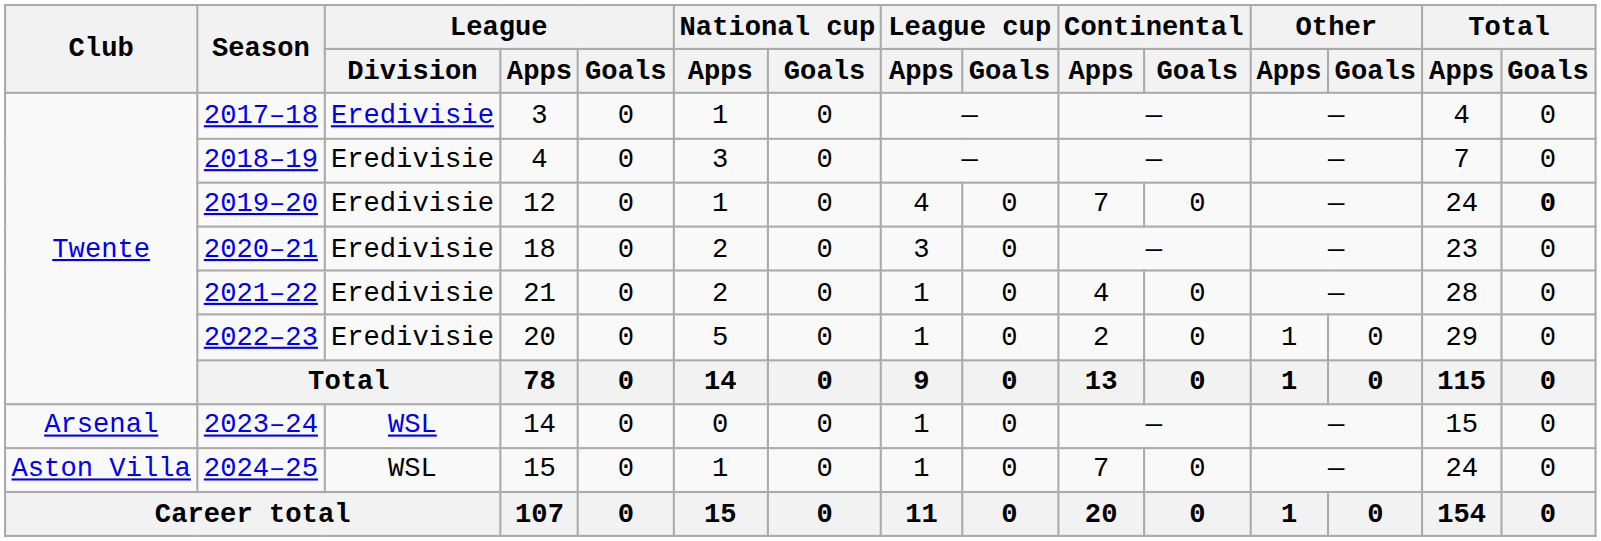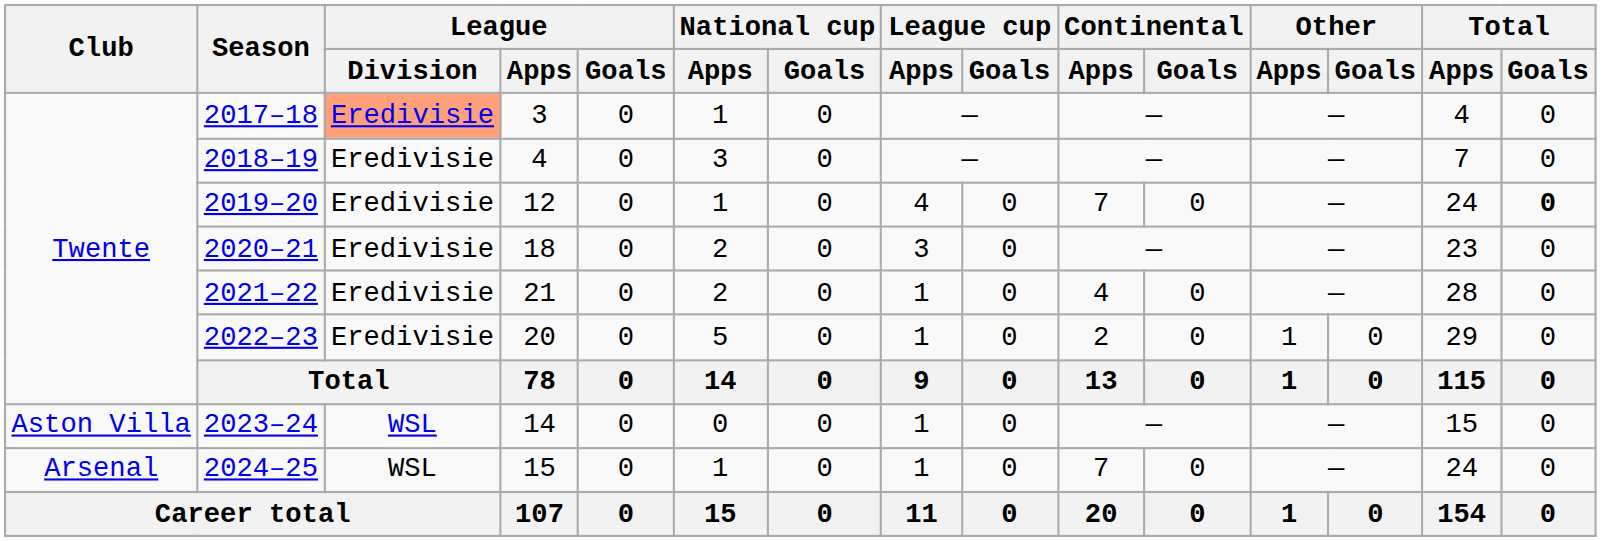(412, 116) no background -> (412, 116) lightsalmon background
(101, 426) Arsenal -> (101, 426) Aston Villa
(101, 470) Aston Villa -> (101, 470) Arsenal
